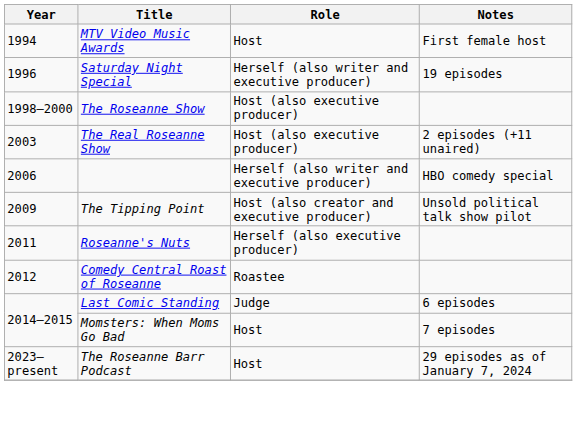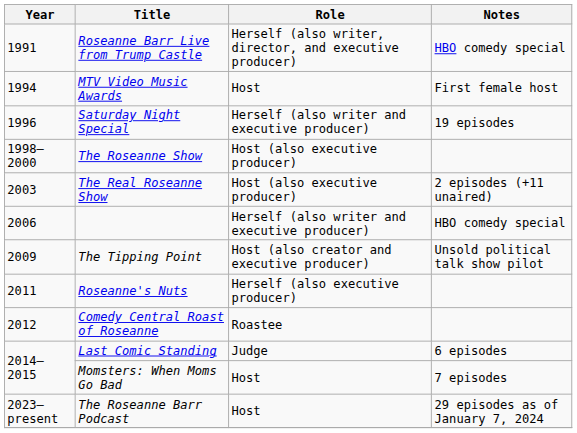+ row: (22, 48)
